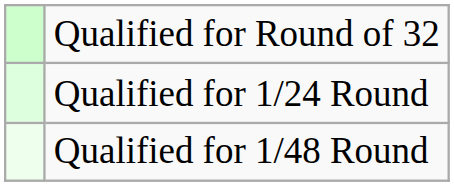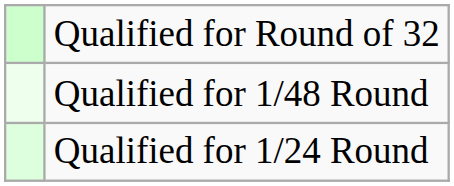rows swapped: (241, 92) <-> (241, 151)
